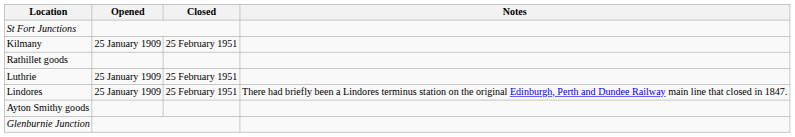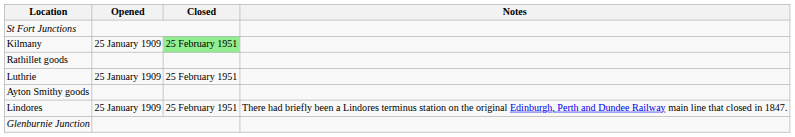(202, 44) no background -> (202, 44) lightgreen background
rows swapped: (48, 108) <-> (25, 92)
